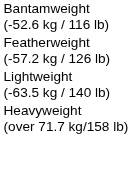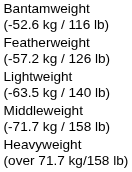+ row: (57, 118)
